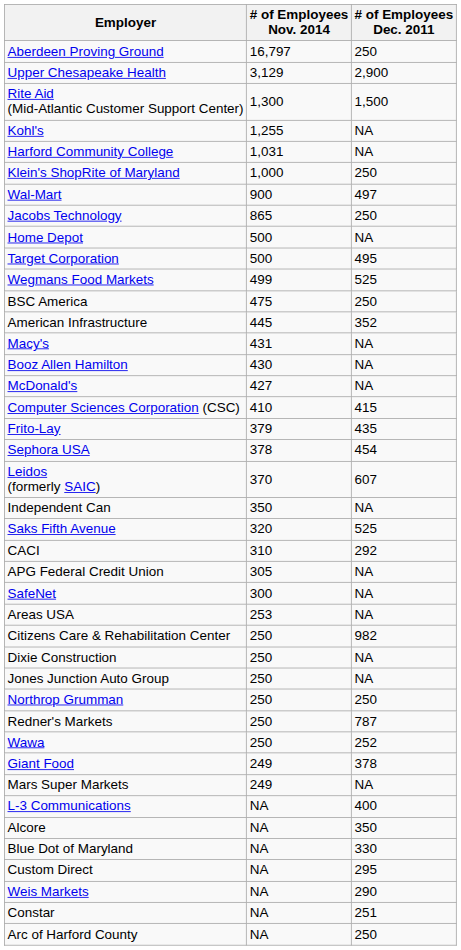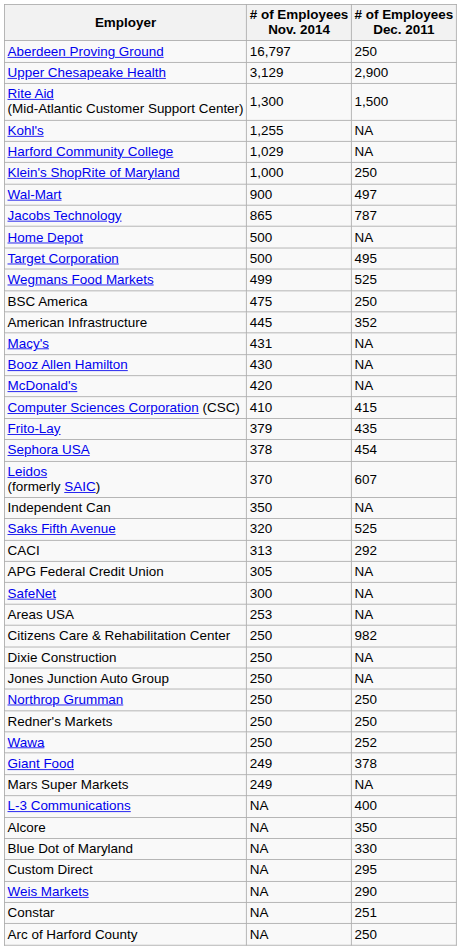(267, 151) 1,031 -> (267, 151) 1,029
(366, 215) 250 -> (366, 215) 787
(261, 386) 427 -> (261, 386) 420
(261, 550) 310 -> (261, 550) 313
(366, 721) 787 -> (366, 721) 250
